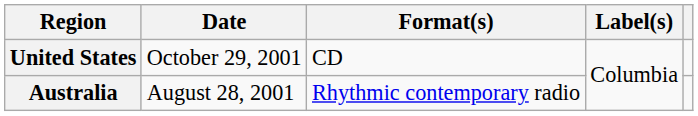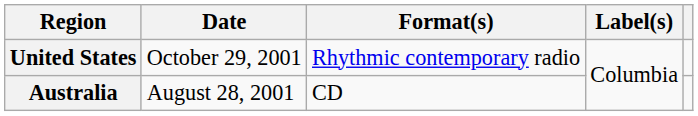(327, 57) CD -> (446, 57) Rhythmic contemporary radio
(446, 92) Rhythmic contemporary radio -> (327, 92) CD
